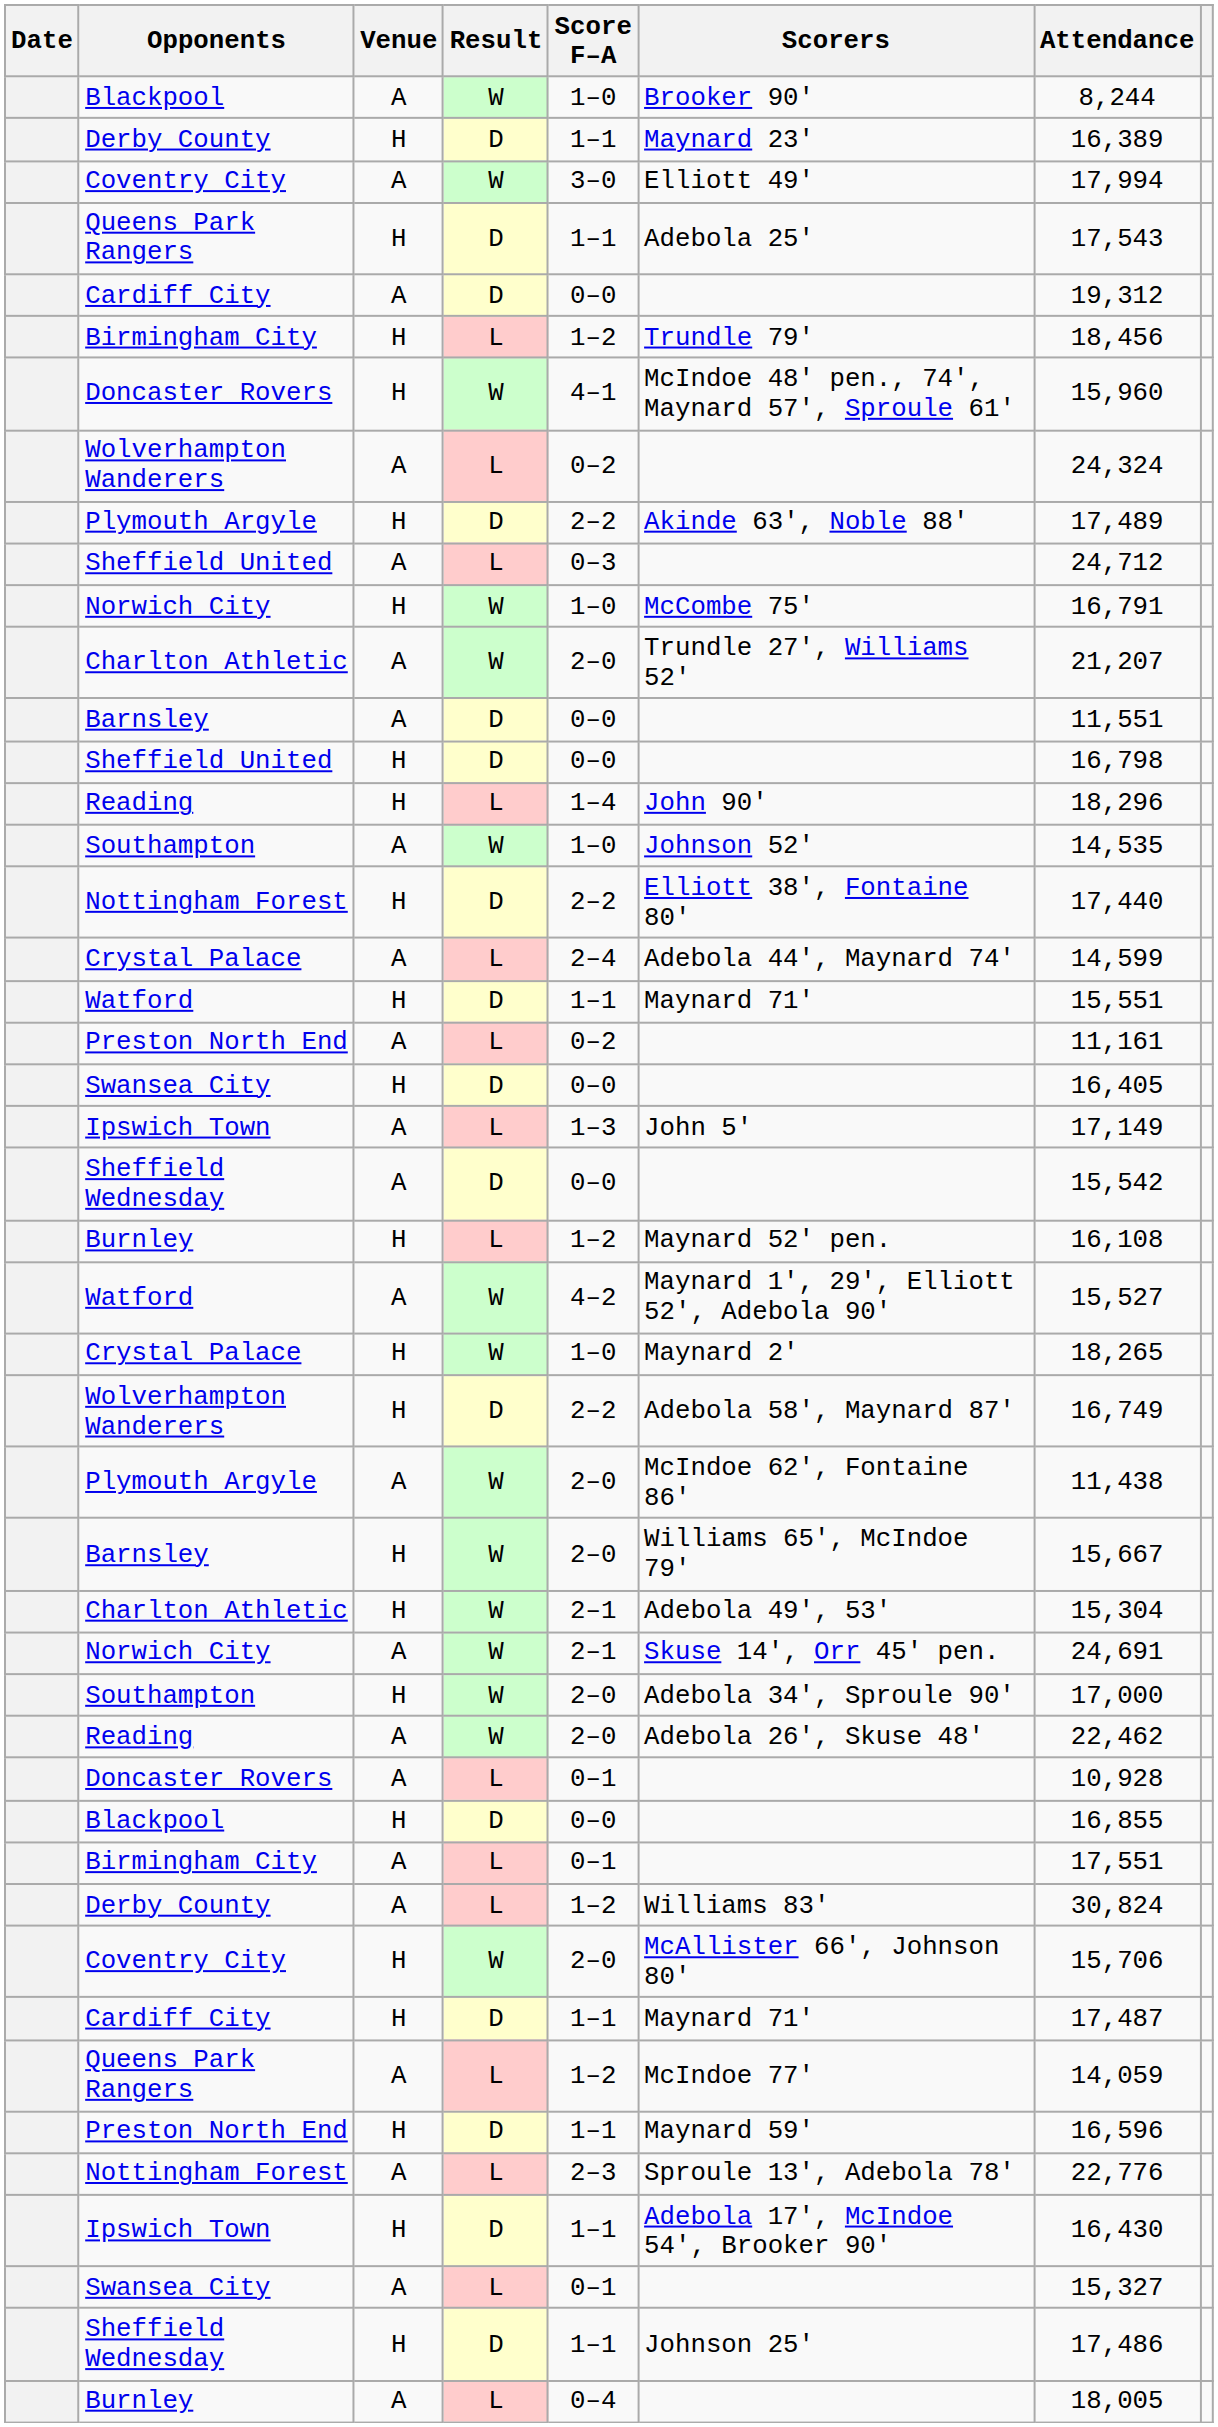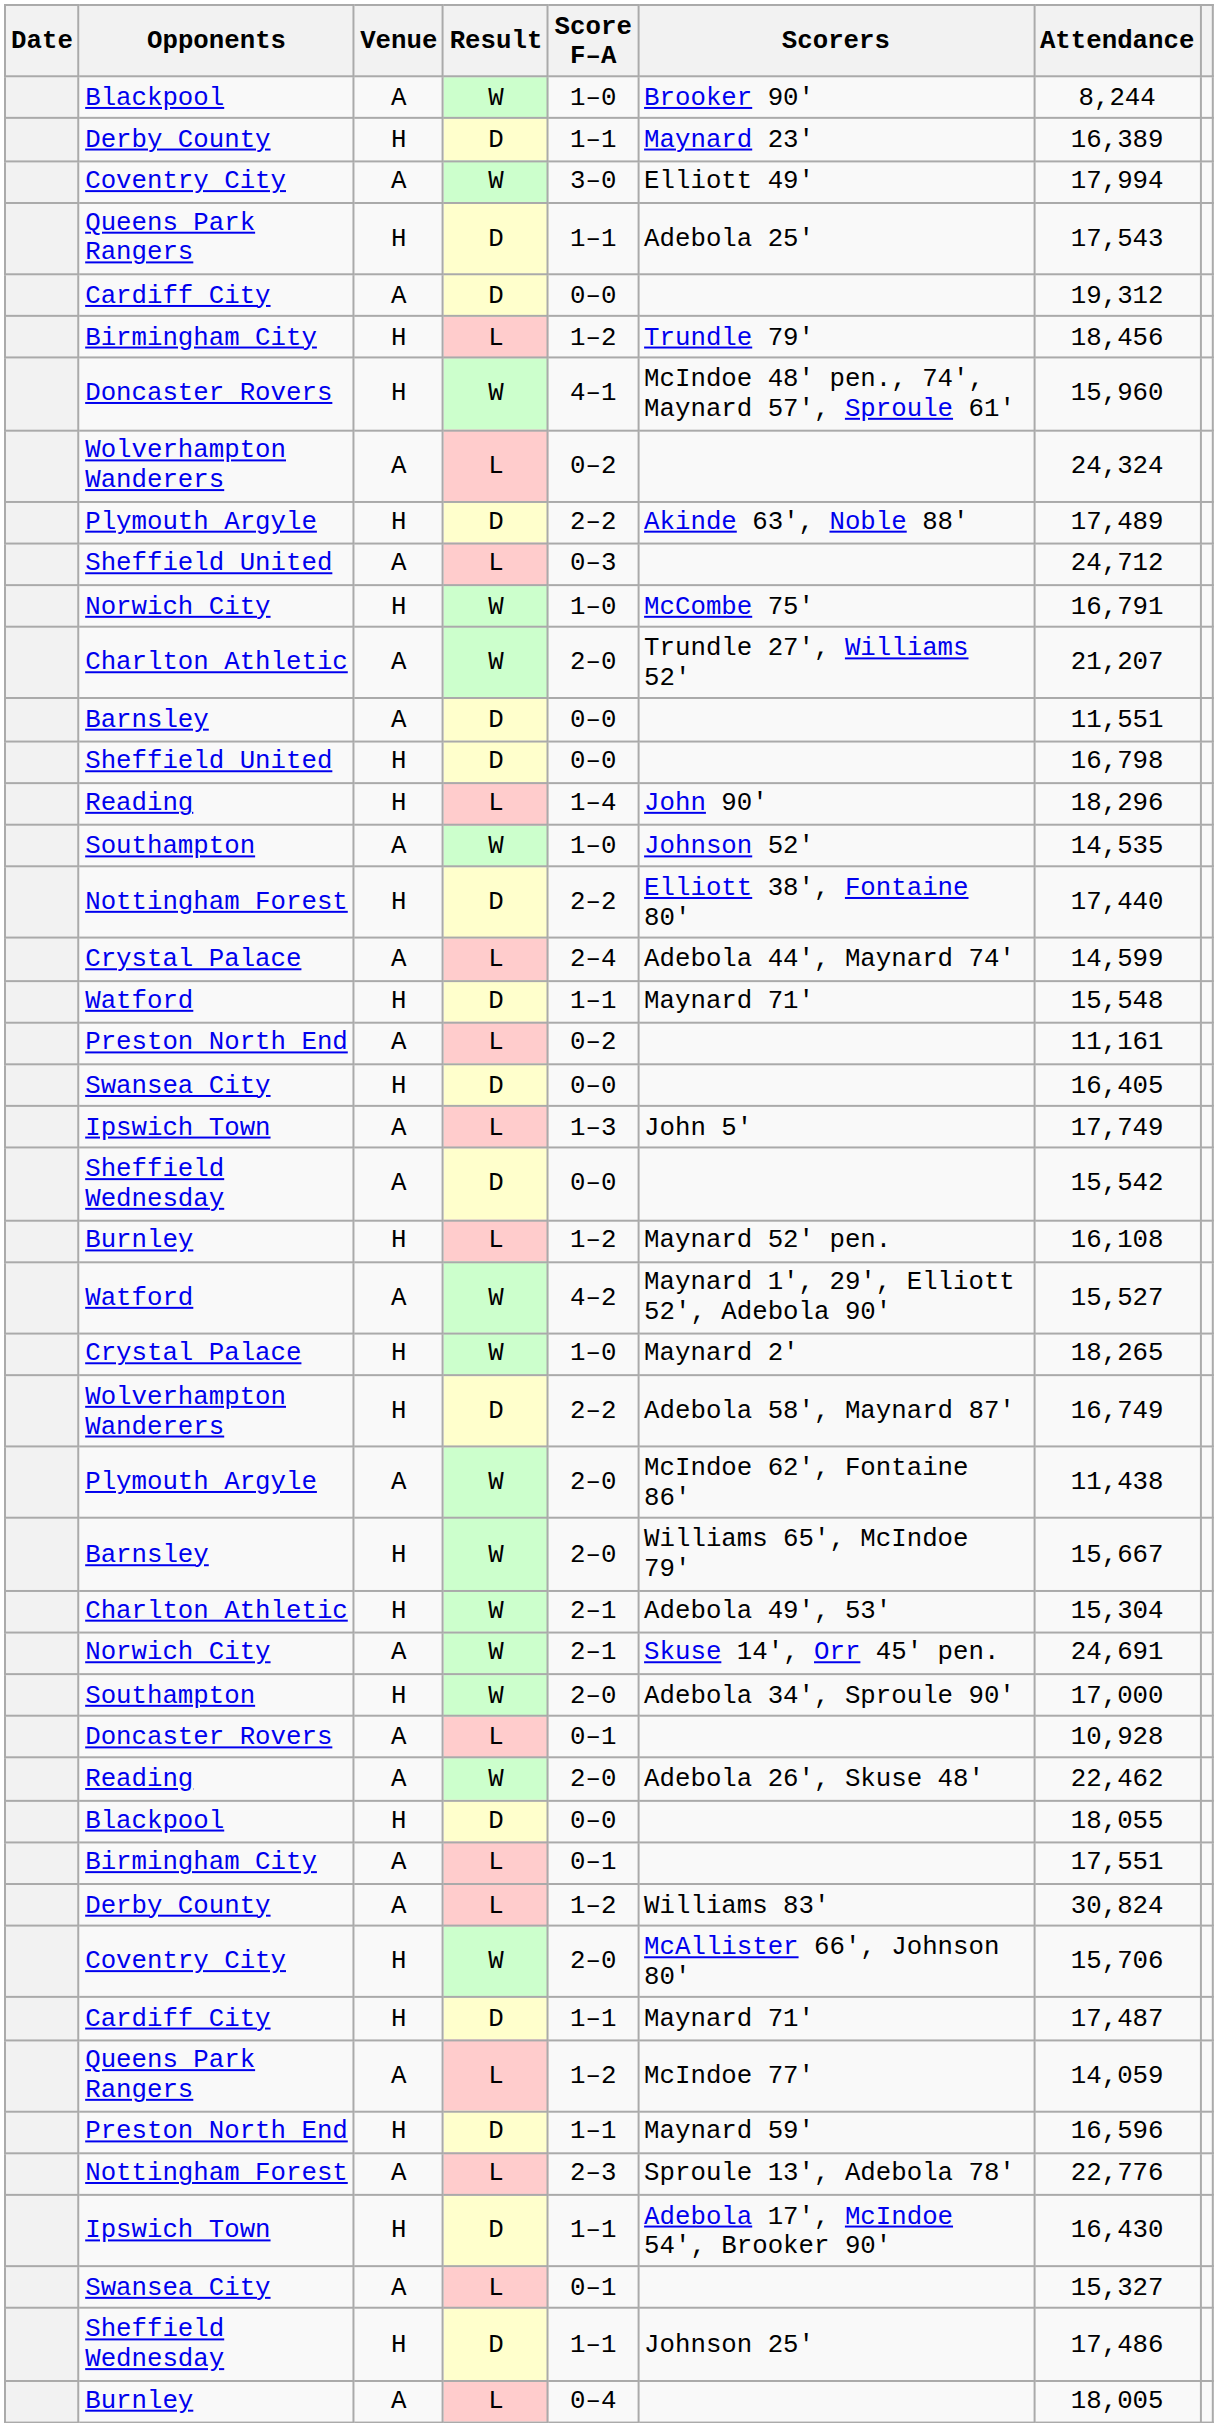(1117, 1001) 15,551 -> (1117, 1001) 15,548
(1117, 1127) 17,149 -> (1117, 1127) 17,749
rows swapped: (209, 1779) <-> (139, 1737)
(1117, 1821) 16,855 -> (1117, 1821) 18,055
